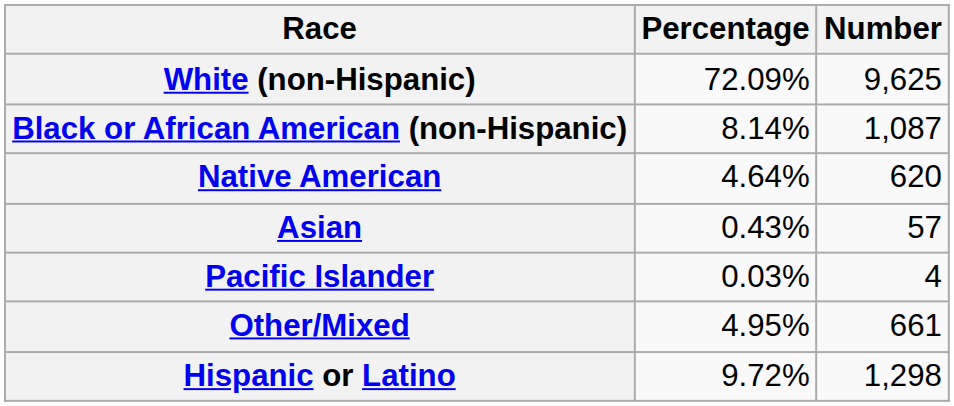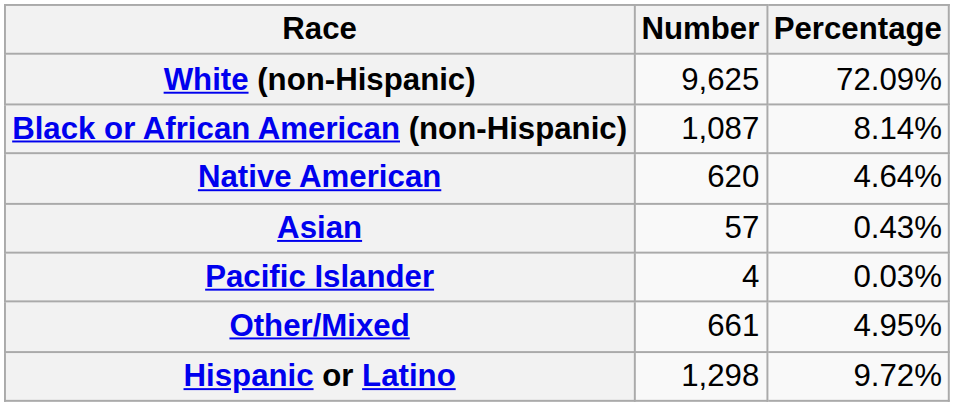columns swapped: (883, 29) <-> (726, 29)
